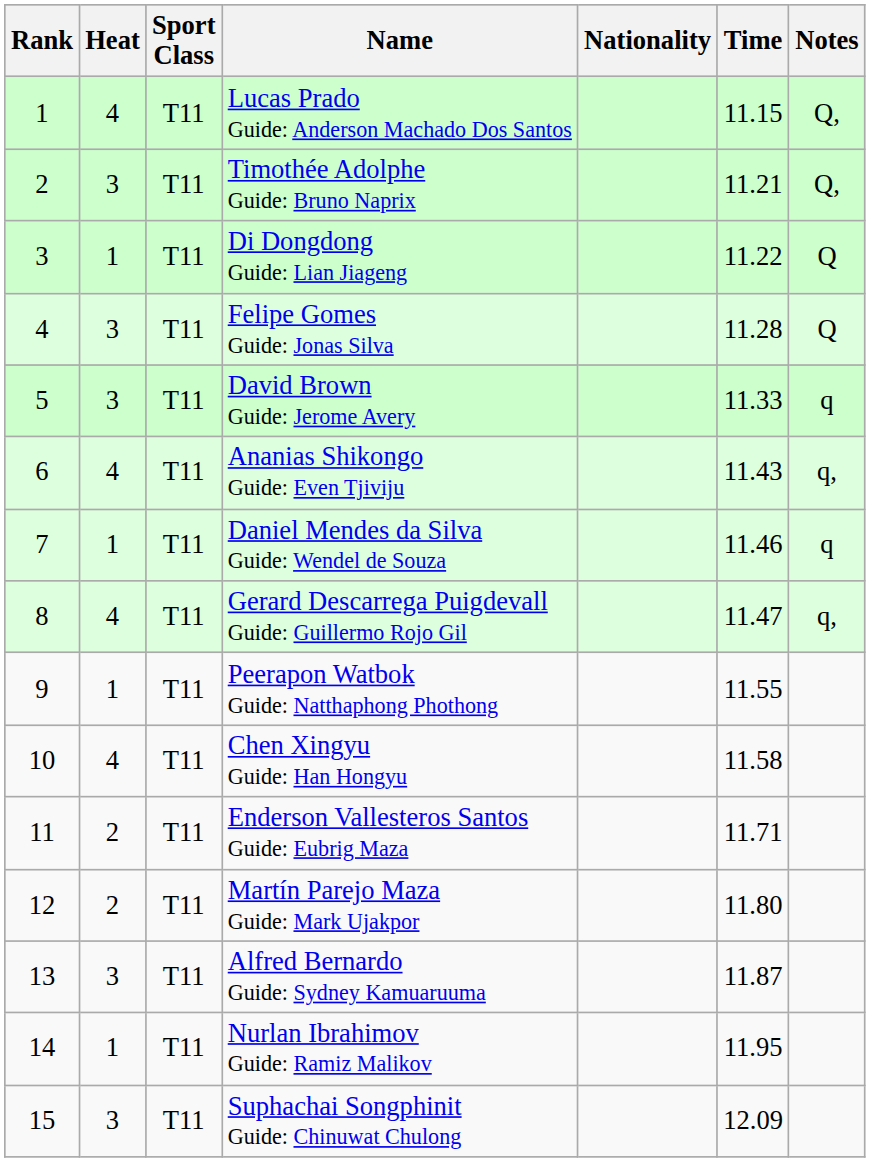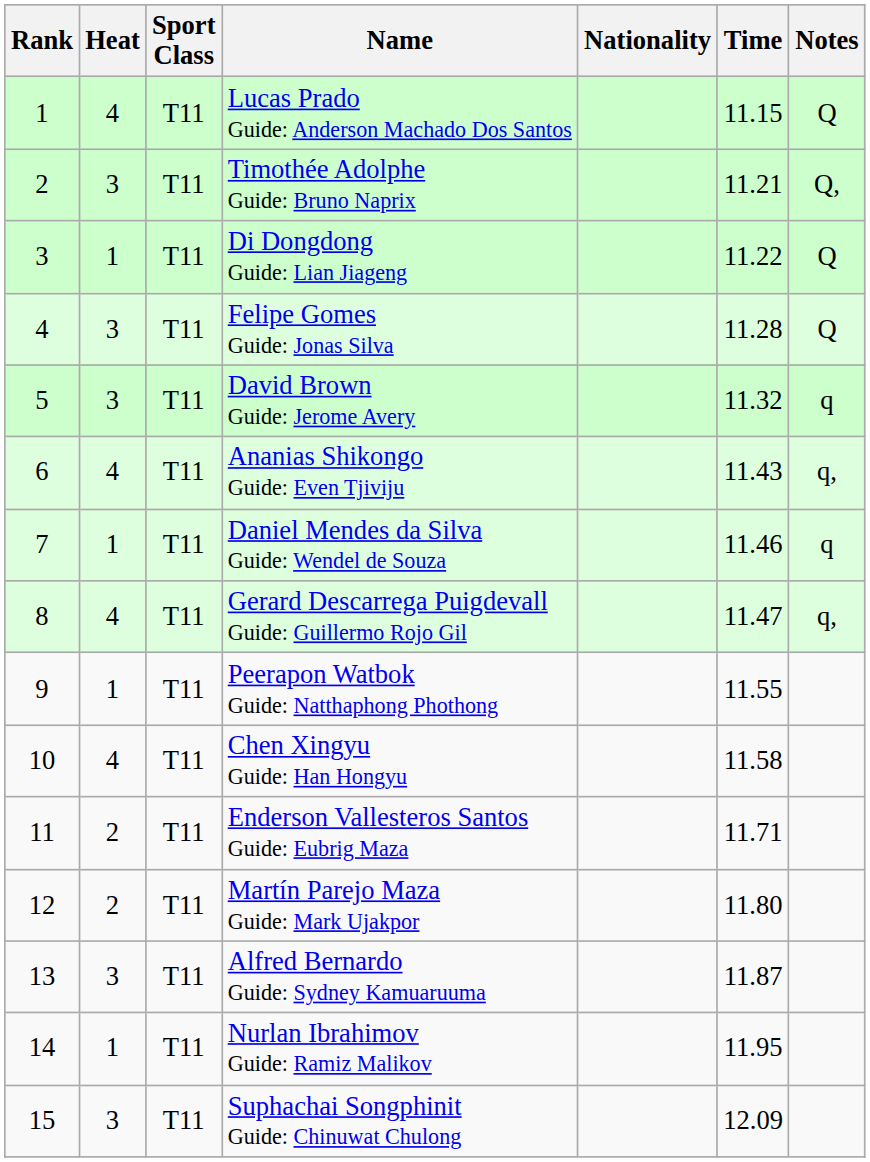(827, 112) Q, -> (827, 112) Q
(753, 400) 11.33 -> (753, 400) 11.32
